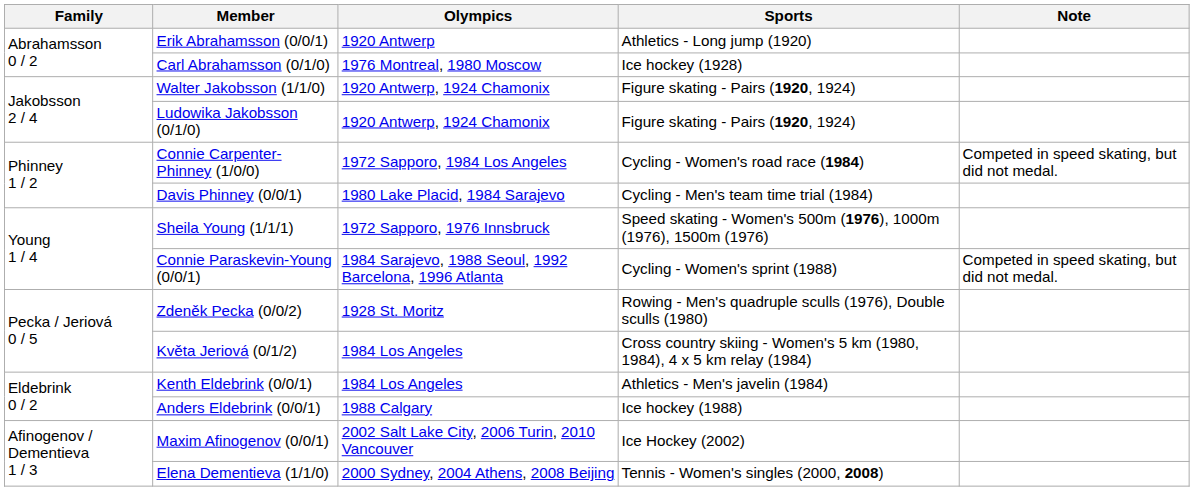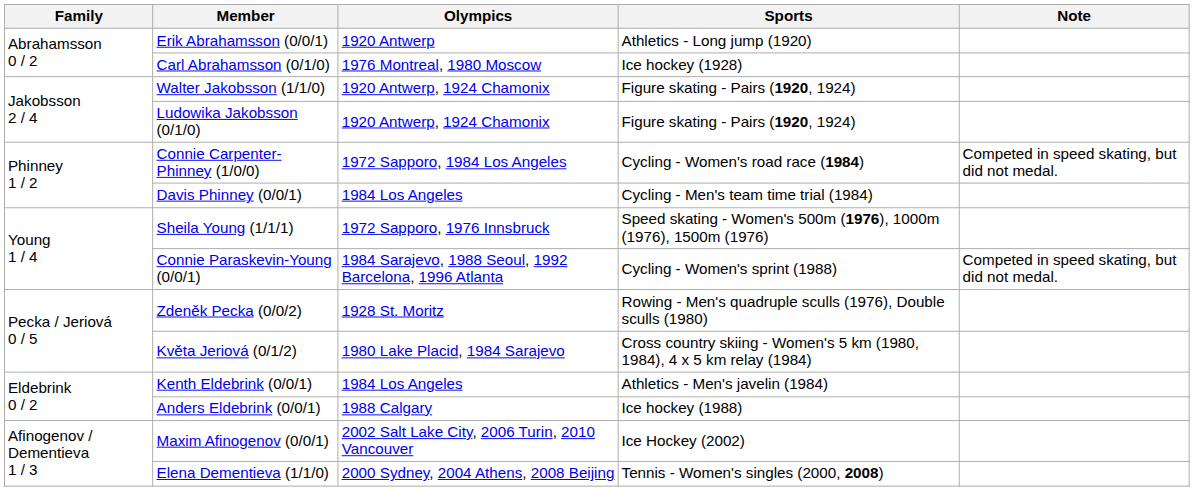(453, 195) 1980 Lake Placid, 1984 Sarajevo -> (402, 195) 1984 Los Angeles
(402, 351) 1984 Los Angeles -> (453, 351) 1980 Lake Placid, 1984 Sarajevo
